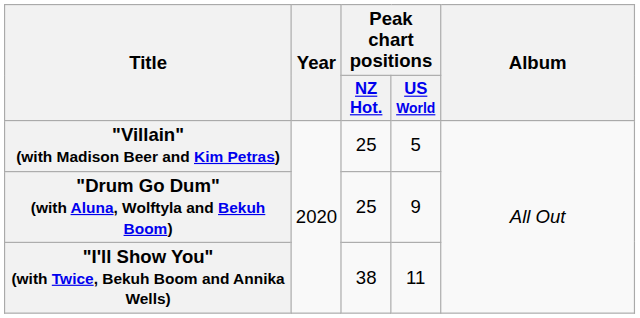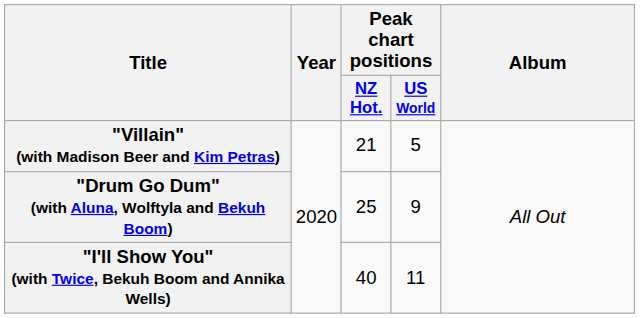(366, 145) 25 -> (366, 145) 21
(366, 277) 38 -> (366, 277) 40
